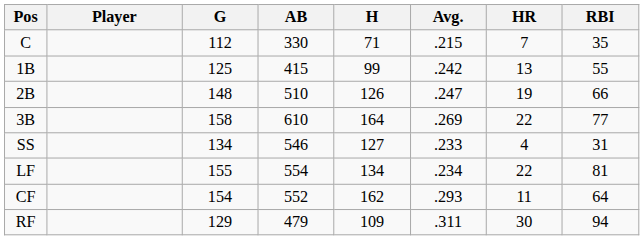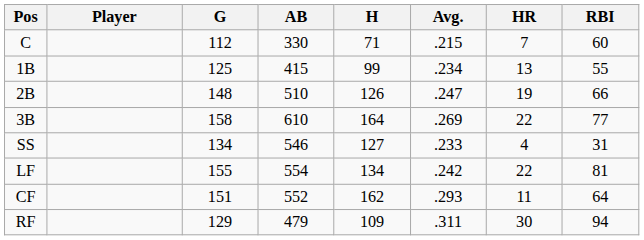(600, 42) 35 -> (600, 42) 60
(448, 68) .242 -> (448, 68) .234
(448, 171) .234 -> (448, 171) .242
(220, 196) 154 -> (220, 196) 151
